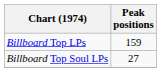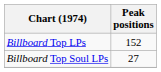(133, 42) 159 -> (133, 42) 152
